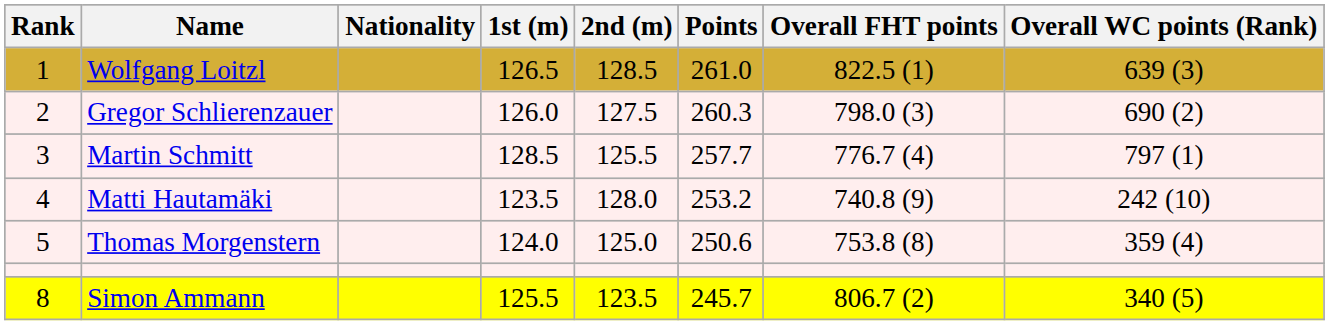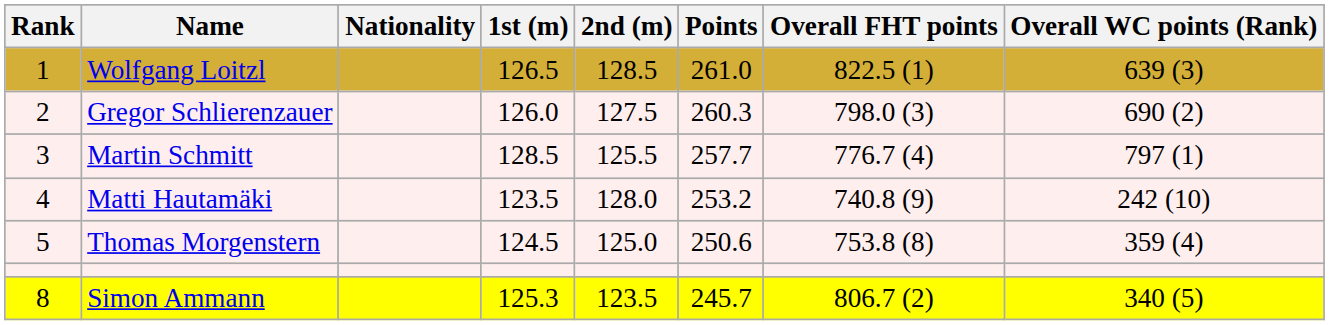(528, 241) 124.0 -> (528, 241) 124.5
(528, 297) 125.5 -> (528, 297) 125.3
